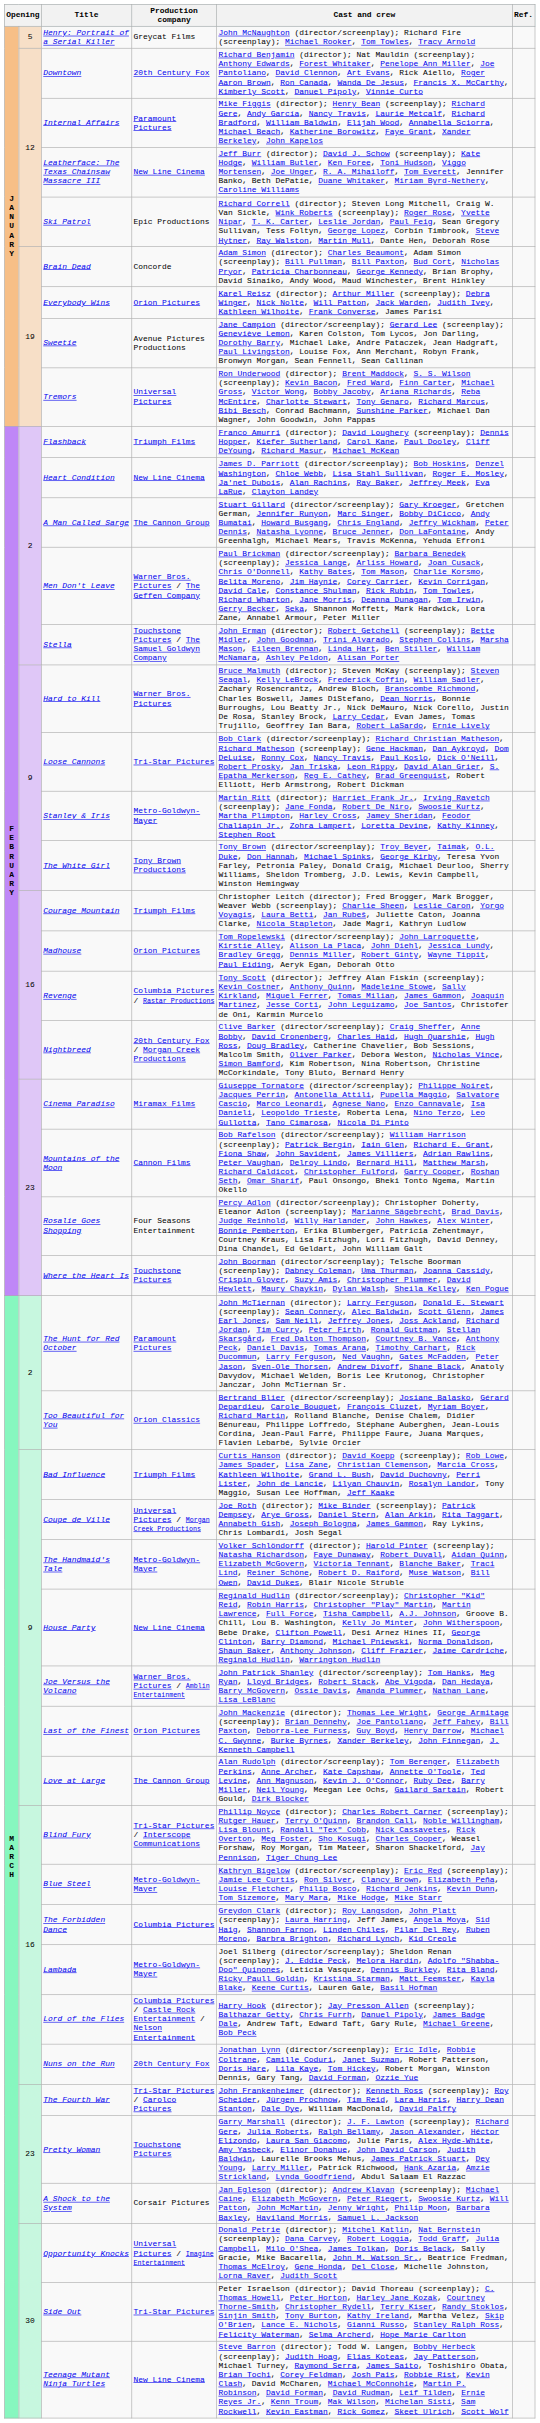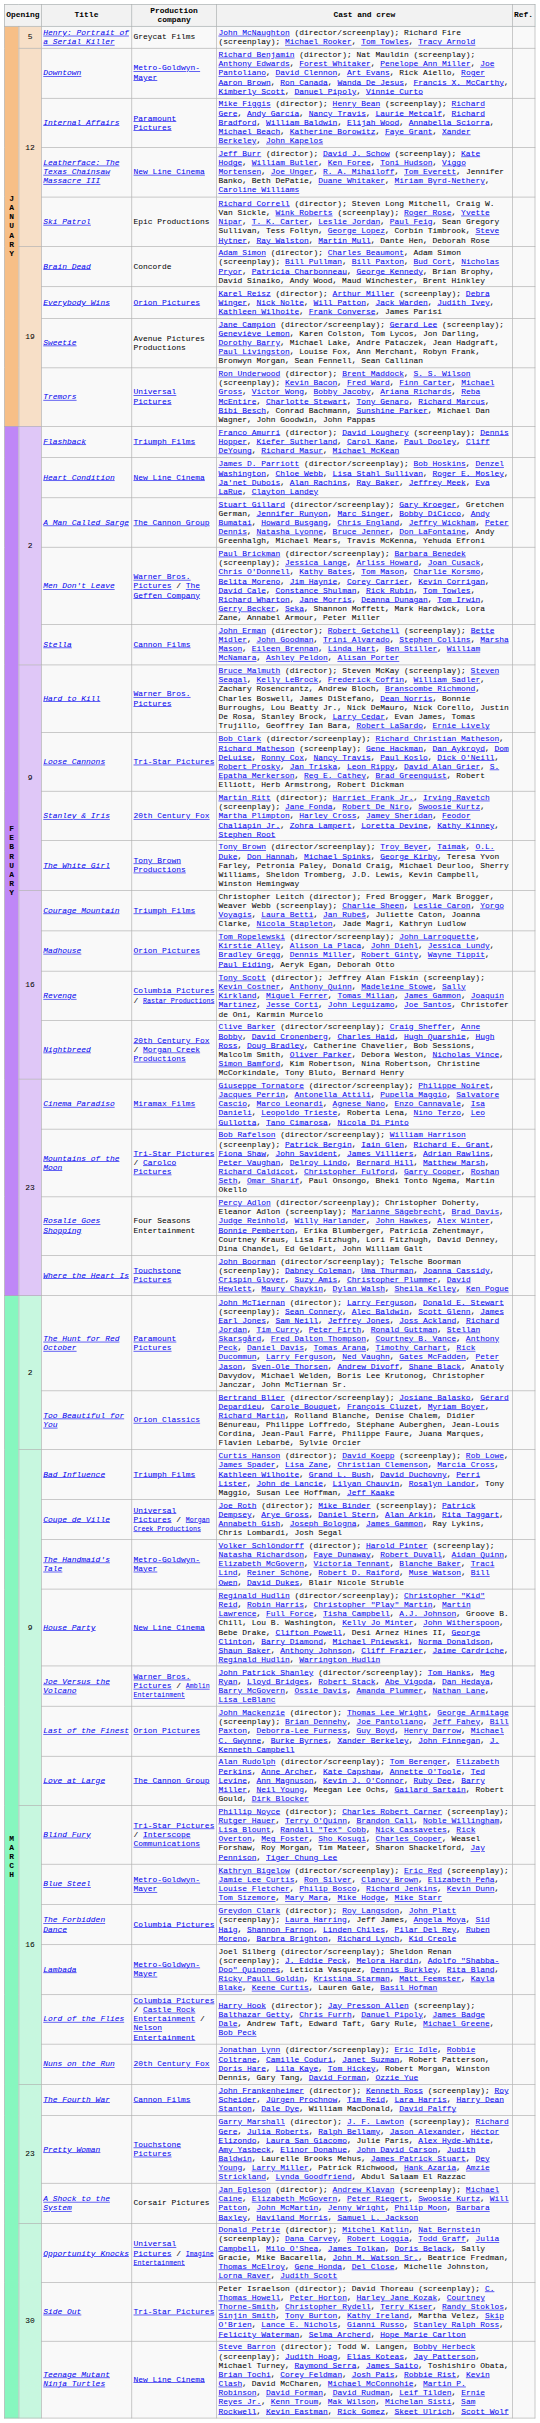(172, 73) 20th Century Fox -> (167, 73) Metro-Goldwyn-Mayer
(167, 645) Touchstone Pictures / The Samuel Goldwyn Company -> (162, 645) Cannon Films
(167, 816) Metro-Goldwyn-Mayer -> (172, 816) 20th Century Fox
(162, 1163) Cannon Films -> (174, 1163) Tri-Star Pictures / Carolco Pictures
(174, 2100) Tri-Star Pictures / Carolco Pictures -> (162, 2100) Cannon Films
